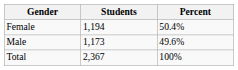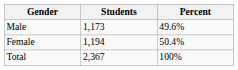rows swapped: (21, 27) <-> (16, 42)
